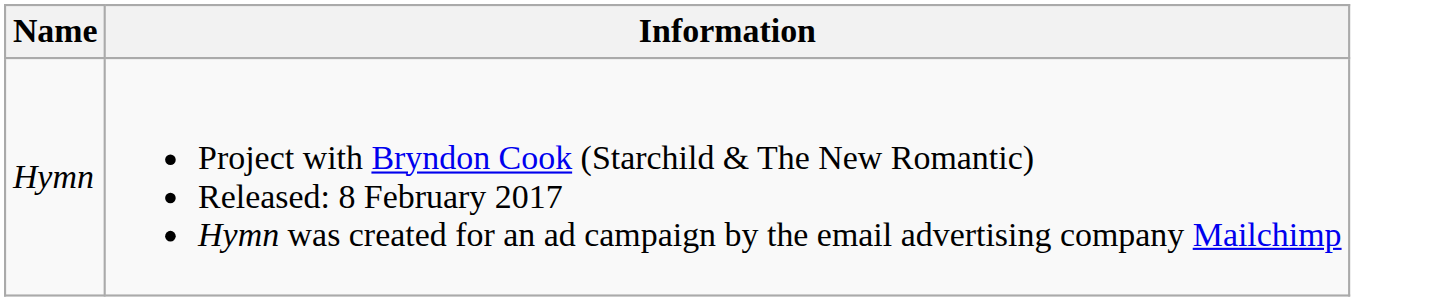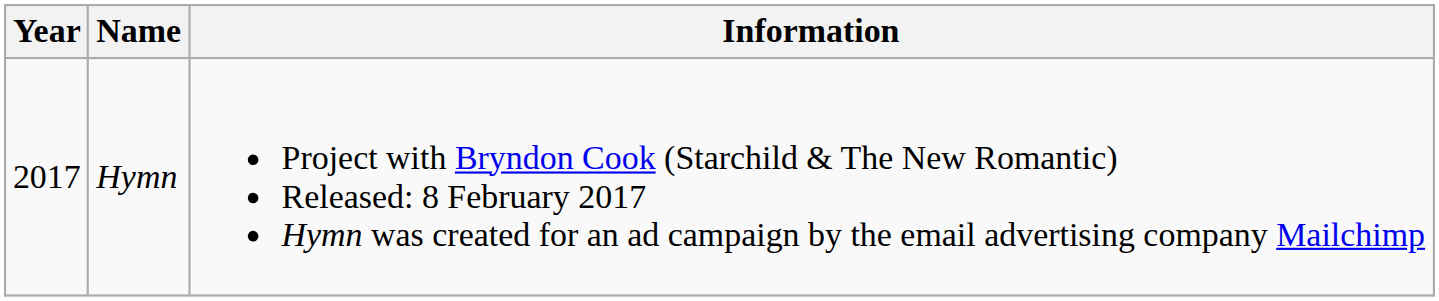+ column: (47, 31)
